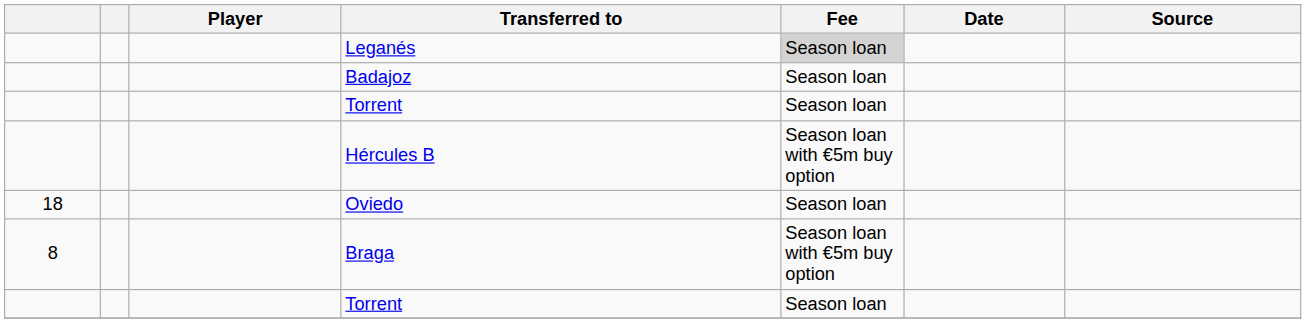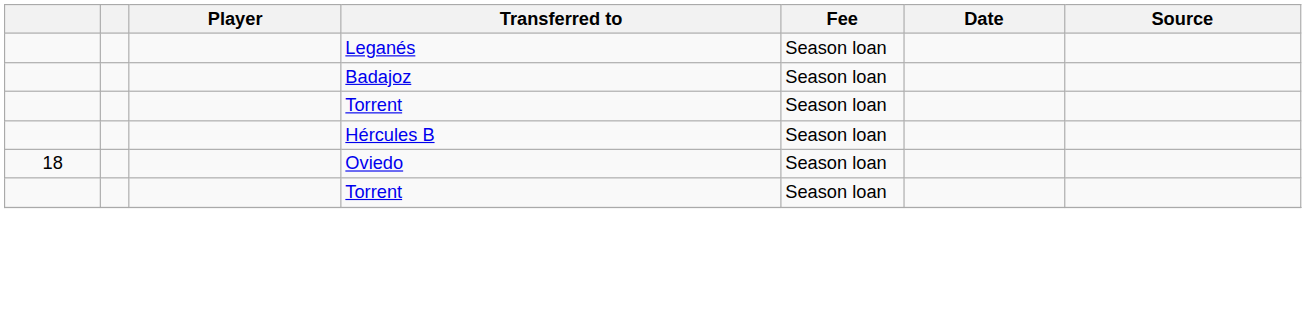(836, 47) lightgrey background -> (836, 47) no background
(839, 155) Season loan with €5m buy option -> (836, 134) Season loan
- row: (53, 254)
